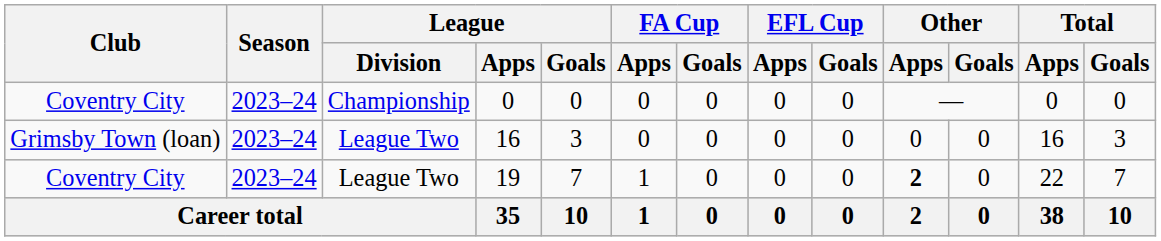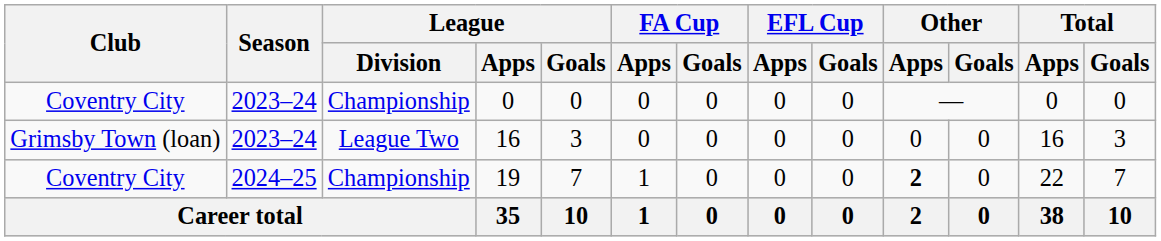(274, 178) 2023–24 -> (274, 178) 2024–25
(399, 178) League Two -> (399, 178) Championship
